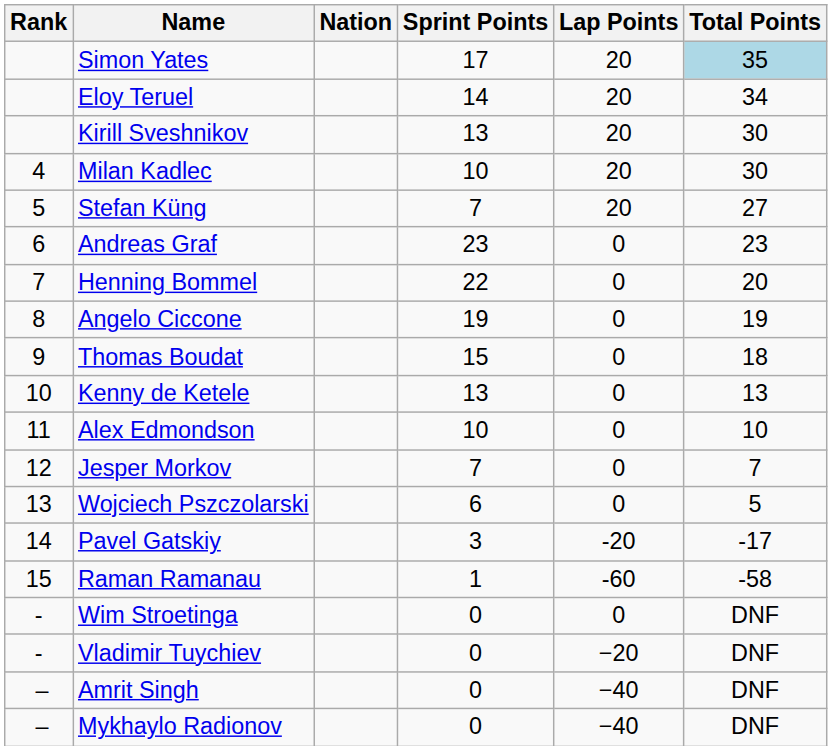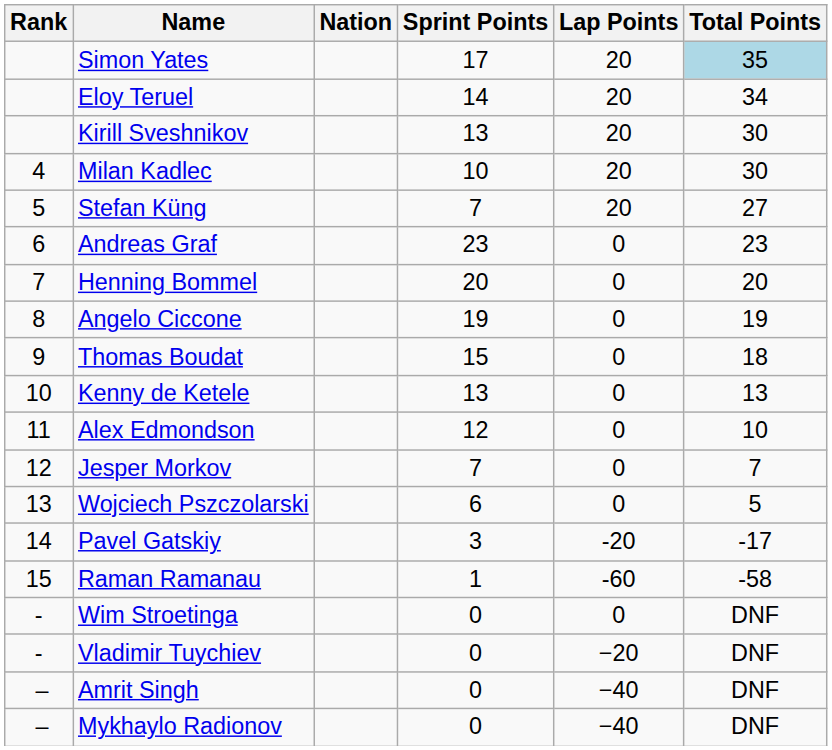(476, 282) 22 -> (476, 282) 20
(476, 430) 10 -> (476, 430) 12
